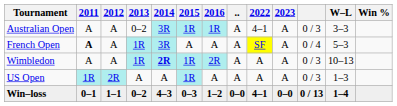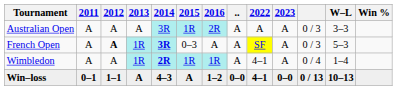(139, 28) 0–2 -> (139, 28) A
(214, 28) 1R -> (214, 28) 2R
(260, 28) 4–1 -> (260, 28) A
(89, 45) bold -> (89, 45) normal
(114, 45) normal -> (114, 45) bold
(164, 45) normal -> (164, 45) bold
(189, 45) A -> (189, 45) 0–3
(312, 45) 0 / 4 -> (312, 45) 0 / 3
(214, 61) 2R -> (214, 61) 1R
(260, 61) A -> (260, 61) 4–1
(312, 61) 0 / 3 -> (312, 61) 0 / 4
(341, 61) 10–13 -> (341, 61) 1–4
- row: (26, 77)
(139, 93) 0–2 -> (139, 77) A
(189, 93) 0–3 -> (189, 77) A
(341, 93) 1–4 -> (341, 77) 10–13
